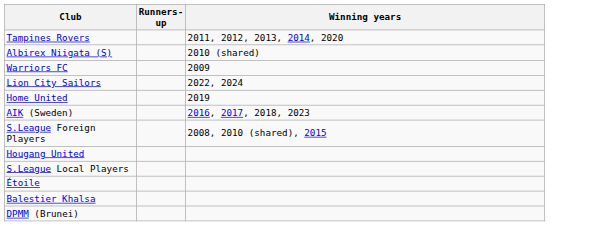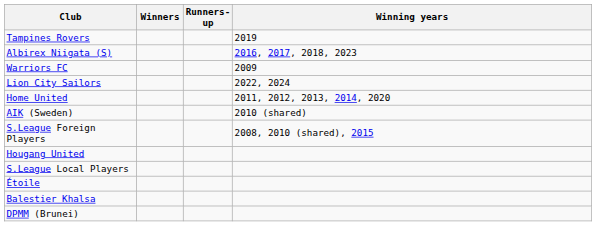+ column: (160, 17)
(265, 38) 2011, 2012, 2013, 2014, 2020 -> (246, 38) 2019
(224, 53) 2010 (shared) -> (296, 53) 2016, 2017, 2018, 2023
(199, 98) 2019 -> (312, 98) 2011, 2012, 2013, 2014, 2020
(249, 113) 2016, 2017, 2018, 2023 -> (271, 113) 2010 (shared)
